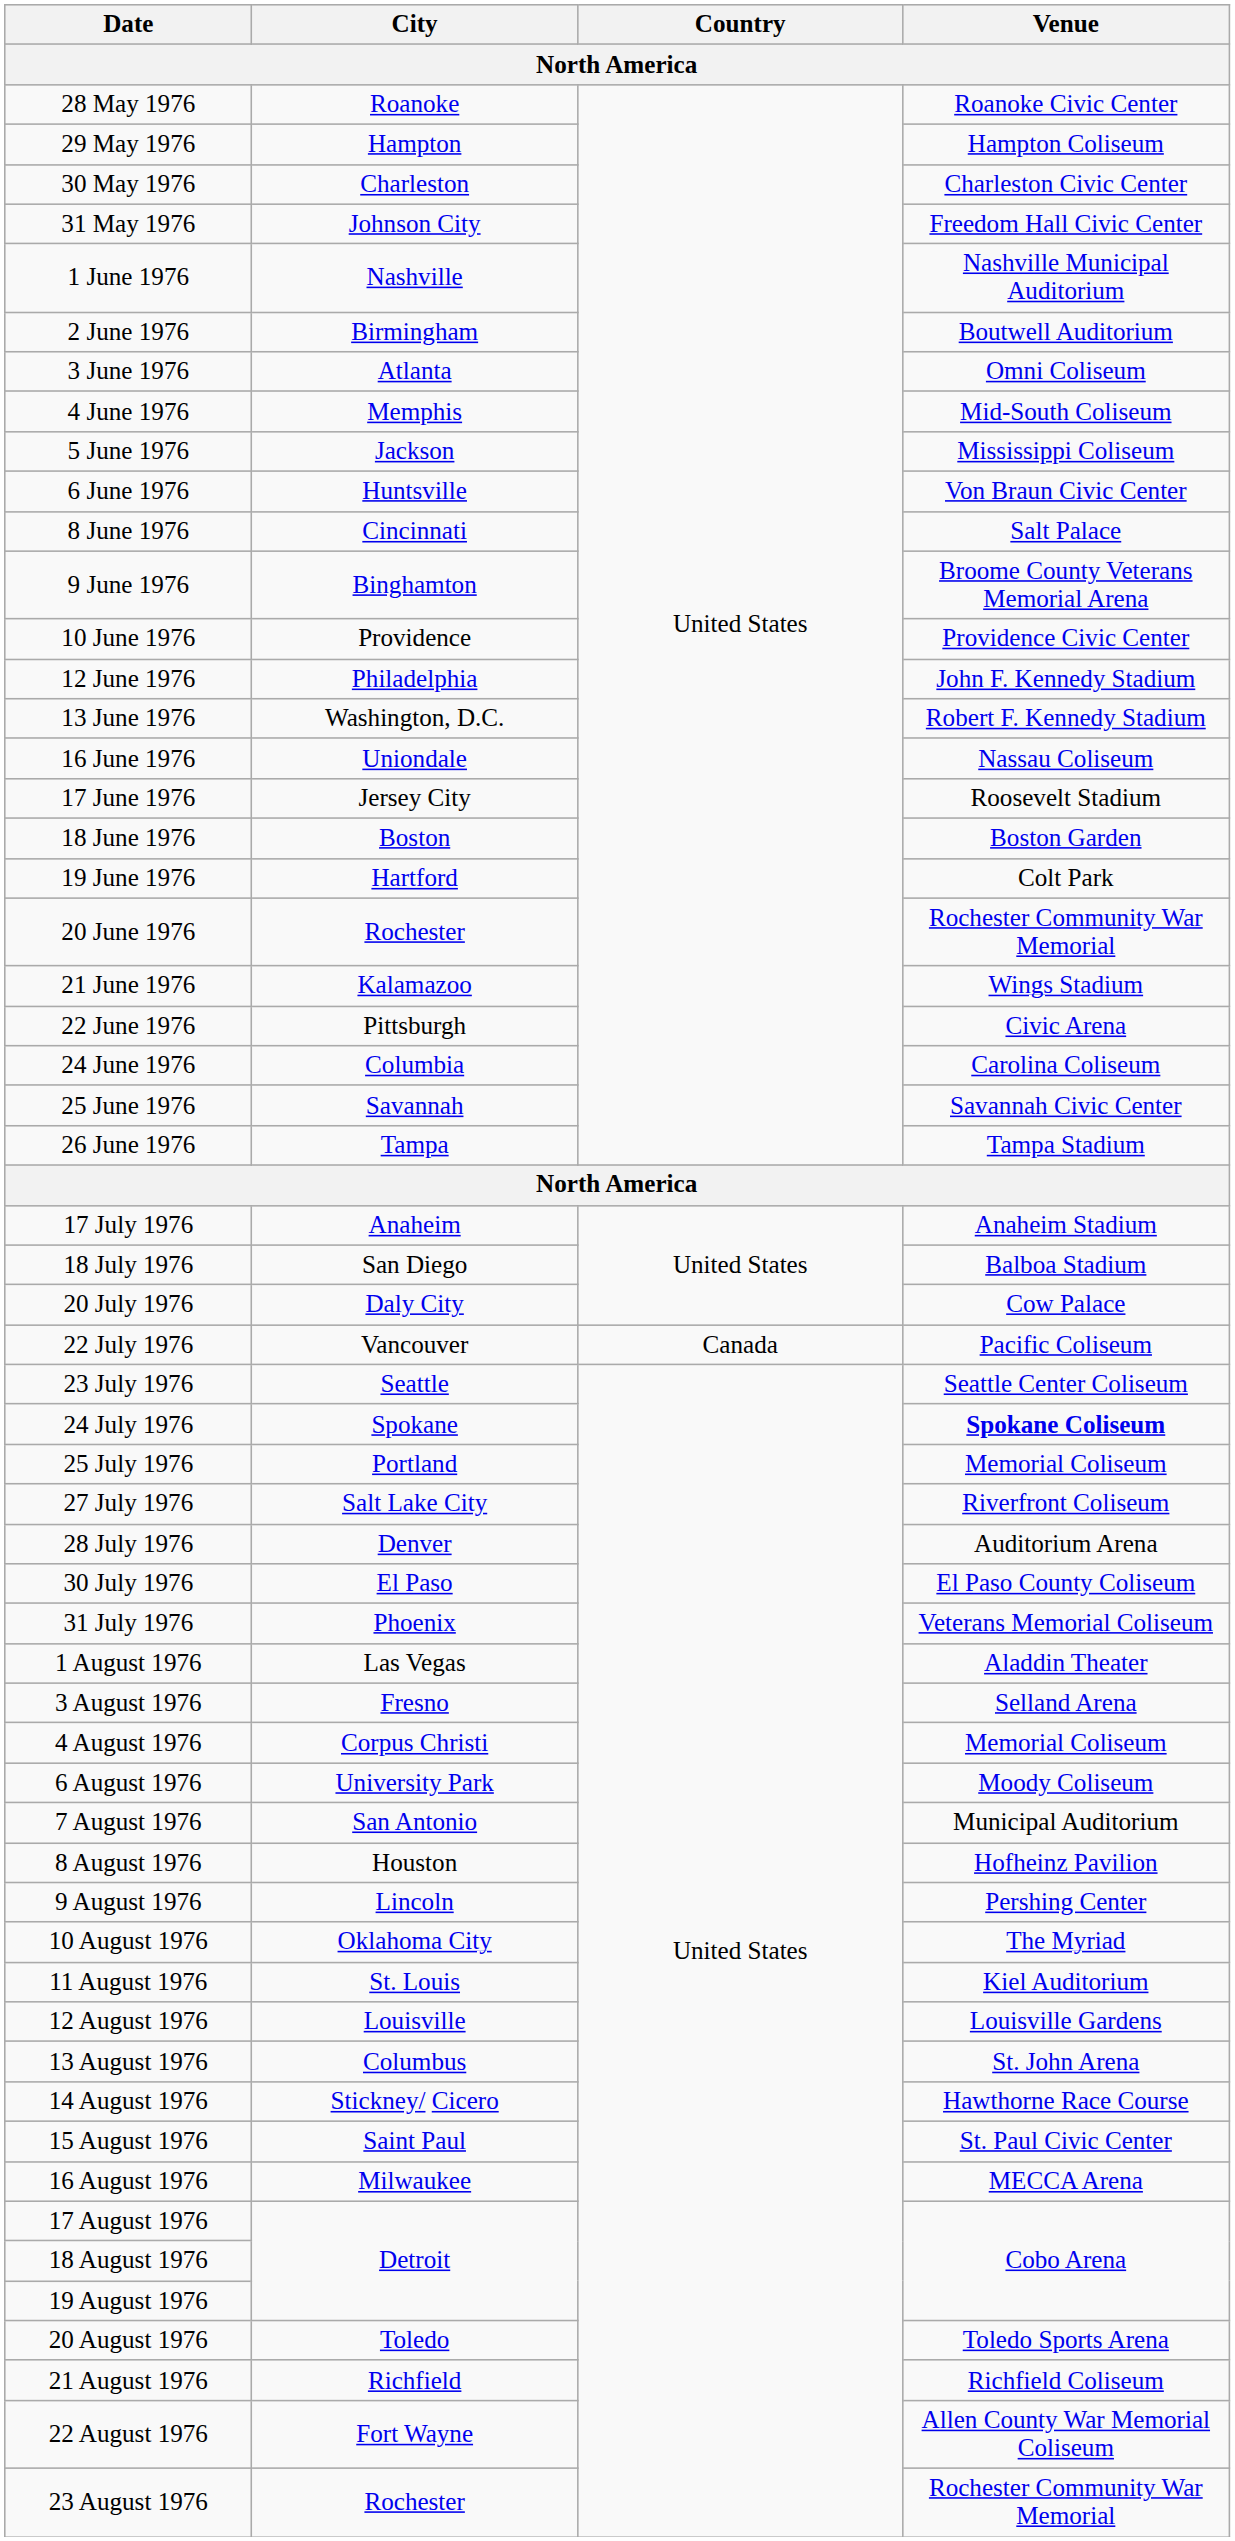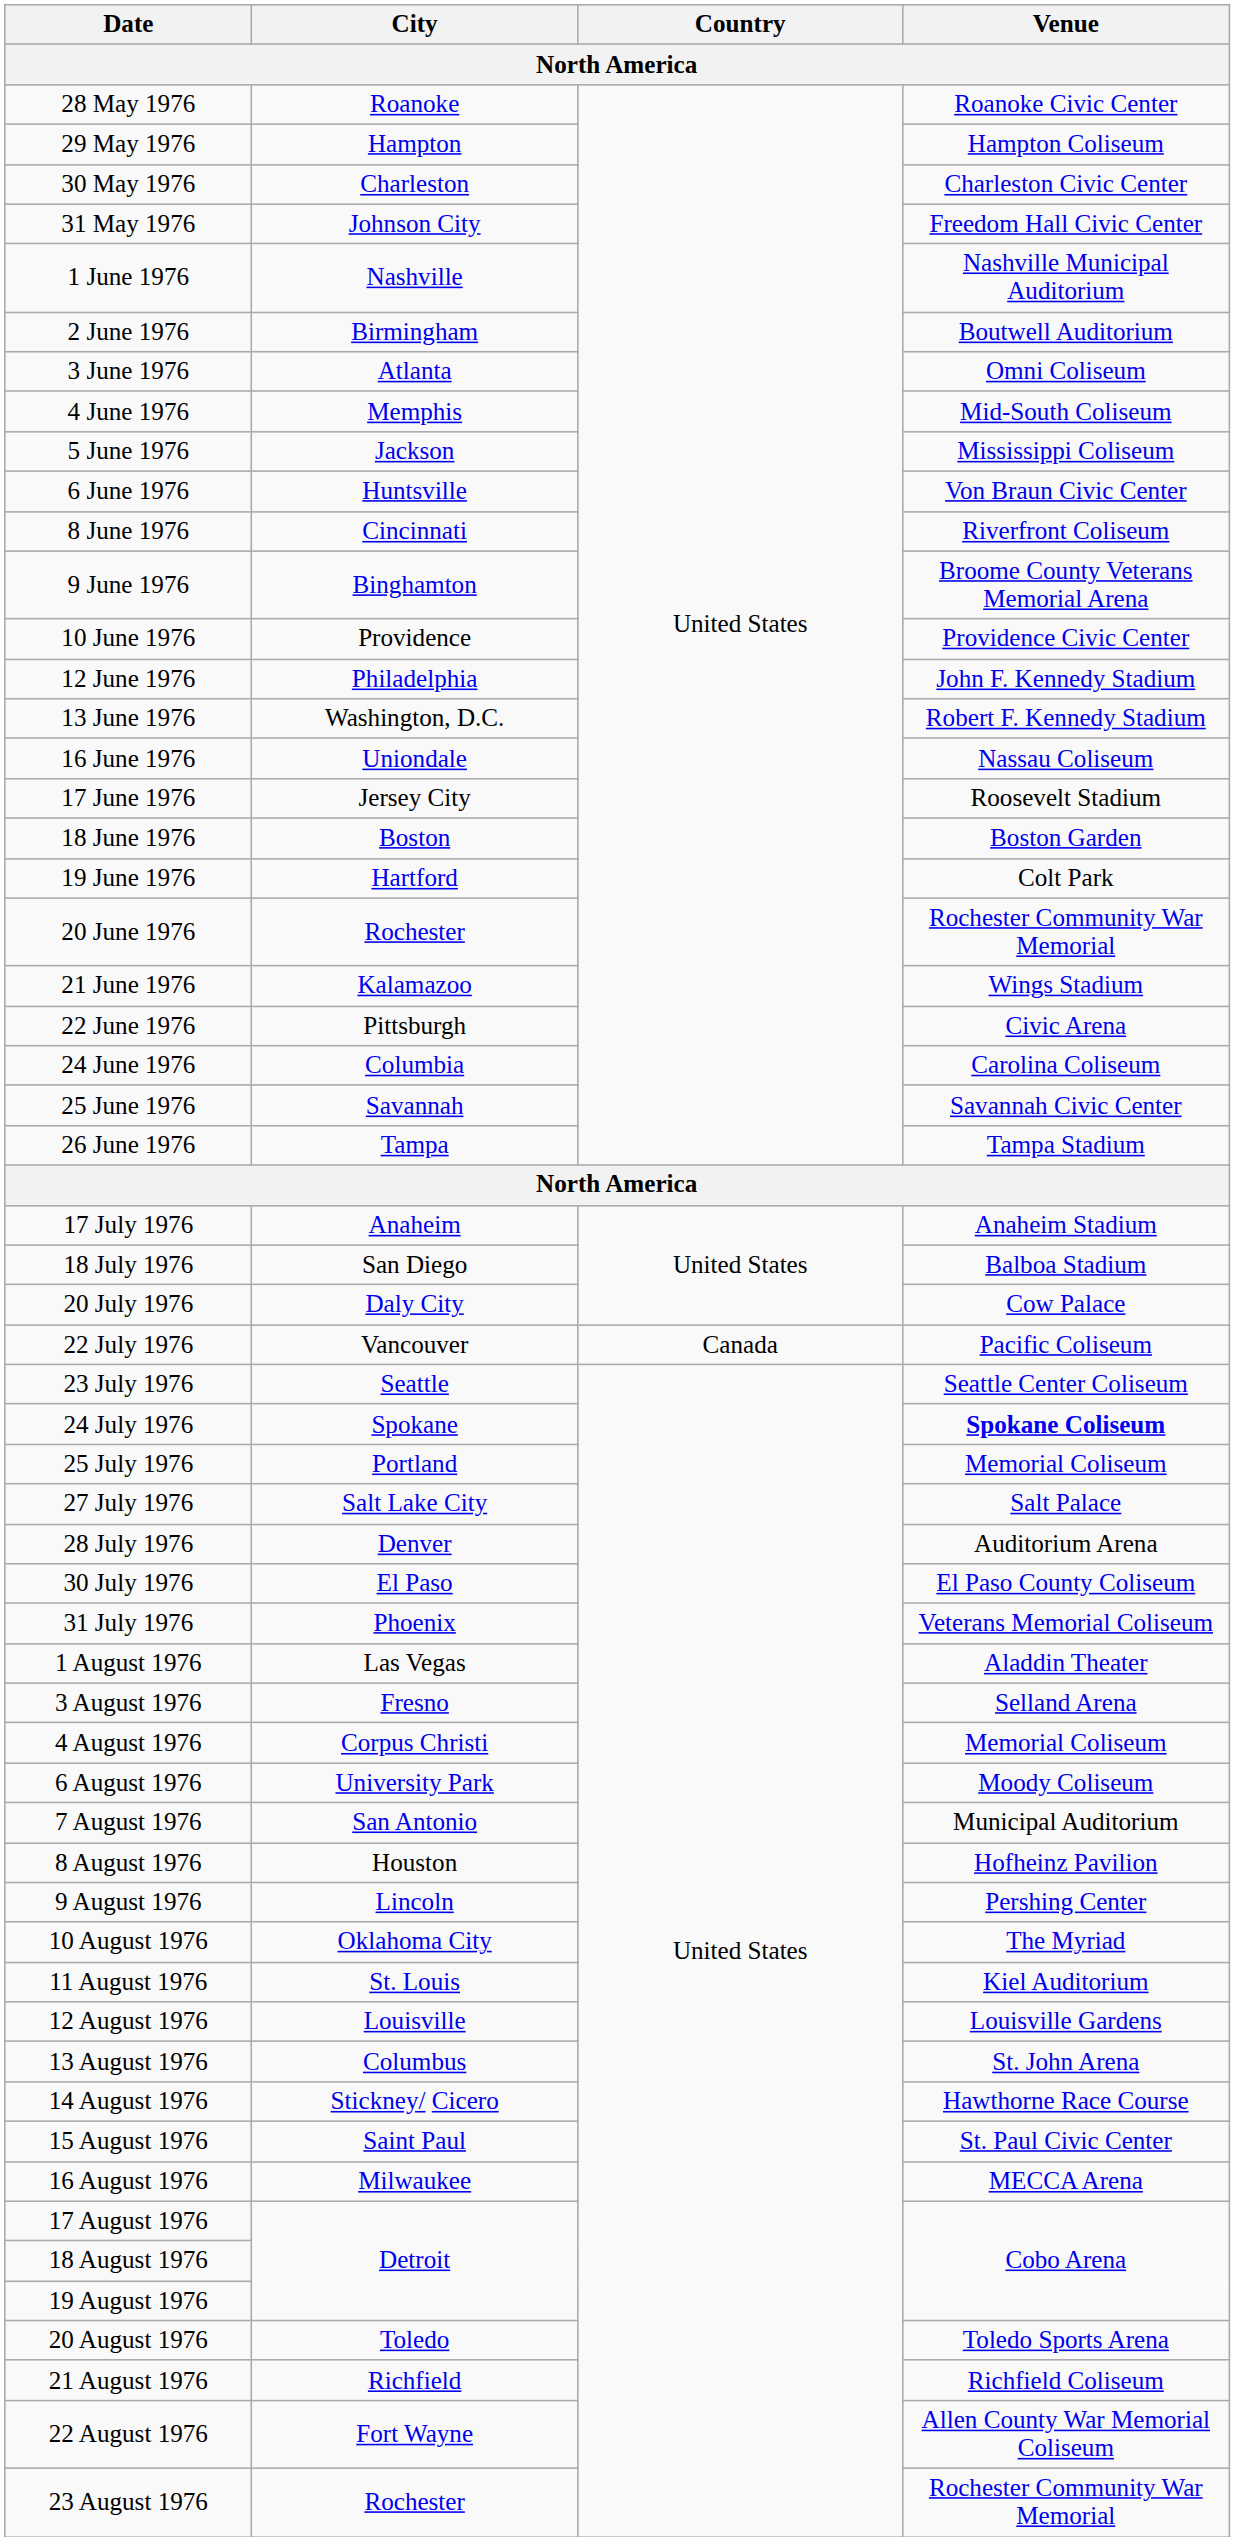(1066, 530) Salt Palace -> (1066, 530) Riverfront Coliseum
(1066, 1503) Riverfront Coliseum -> (1066, 1503) Salt Palace
